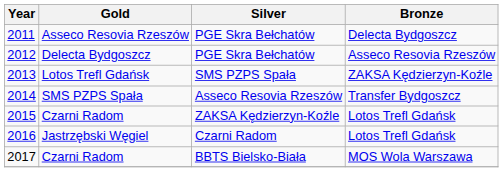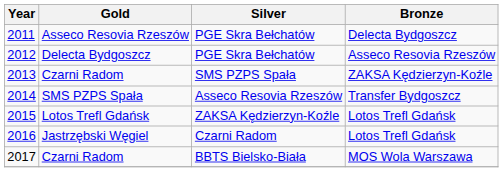(95, 75) Lotos Trefl Gdańsk -> (83, 75) Czarni Radom
(83, 116) Czarni Radom -> (95, 116) Lotos Trefl Gdańsk
